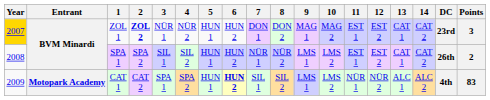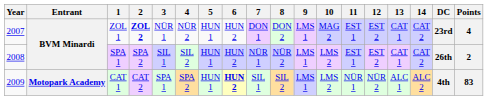(15, 31) gold background -> (15, 31) no background
(306, 31) MAG 1 -> (305, 31) LMS 1
(471, 31) 3 -> (469, 31) 4
